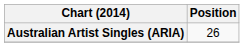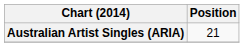(213, 32) 26 -> (213, 32) 21
